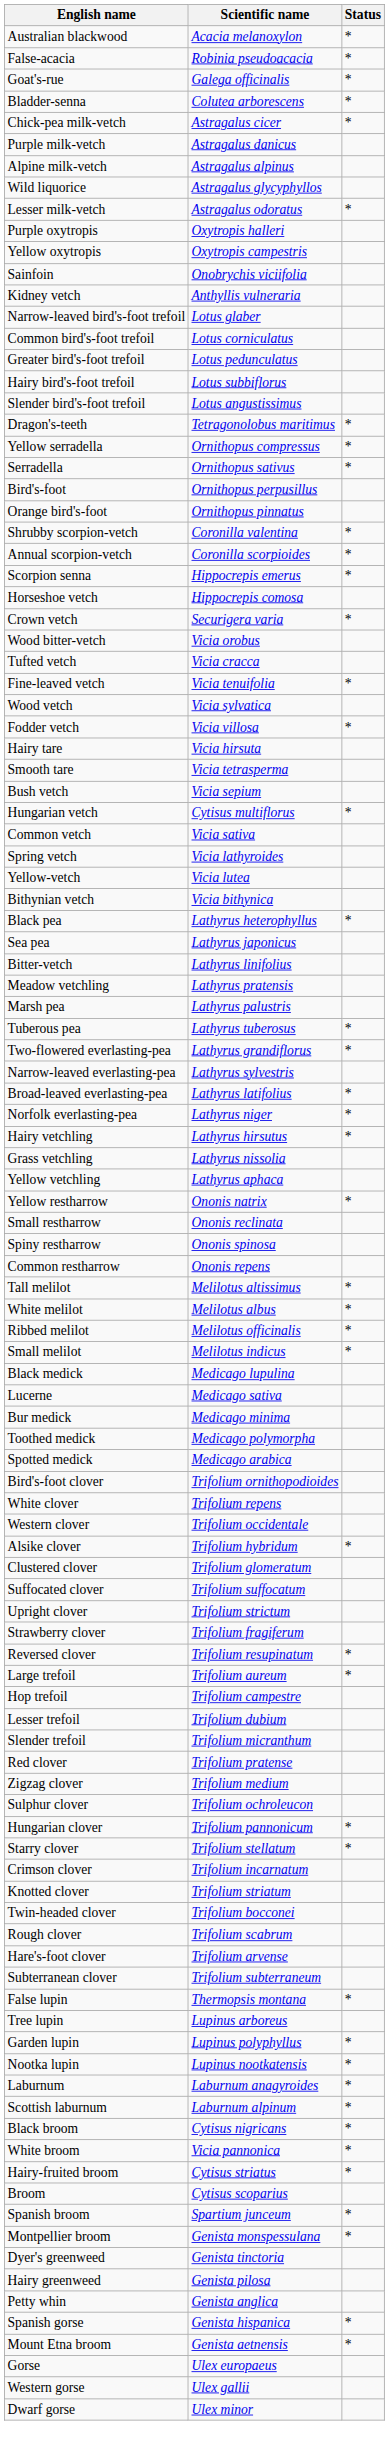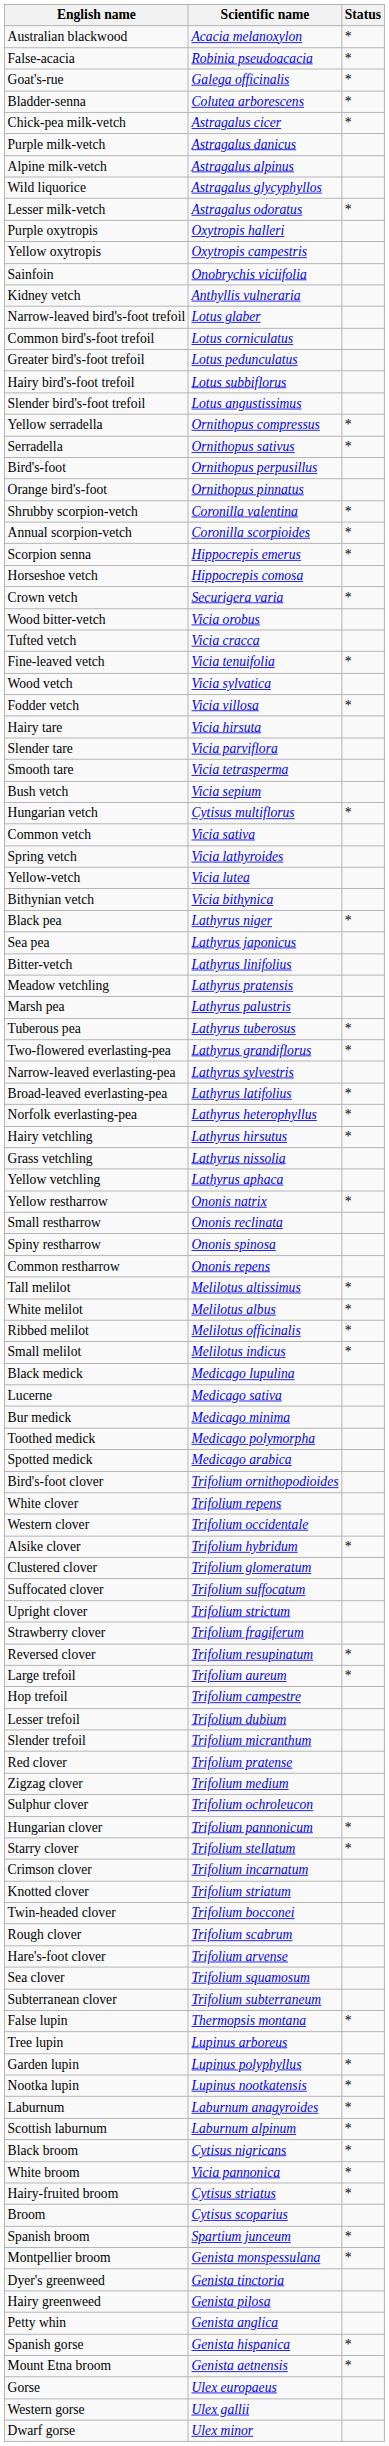- row: (47, 425)
+ row: (40, 748)
(254, 921) Lathyrus heterophyllus -> (232, 921) Lathyrus niger
(232, 1115) Lathyrus niger -> (254, 1115) Lathyrus heterophyllus
+ row: (36, 1978)
